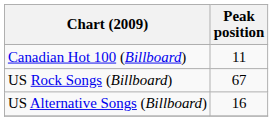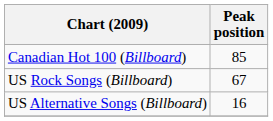(239, 56) 11 -> (239, 56) 85
